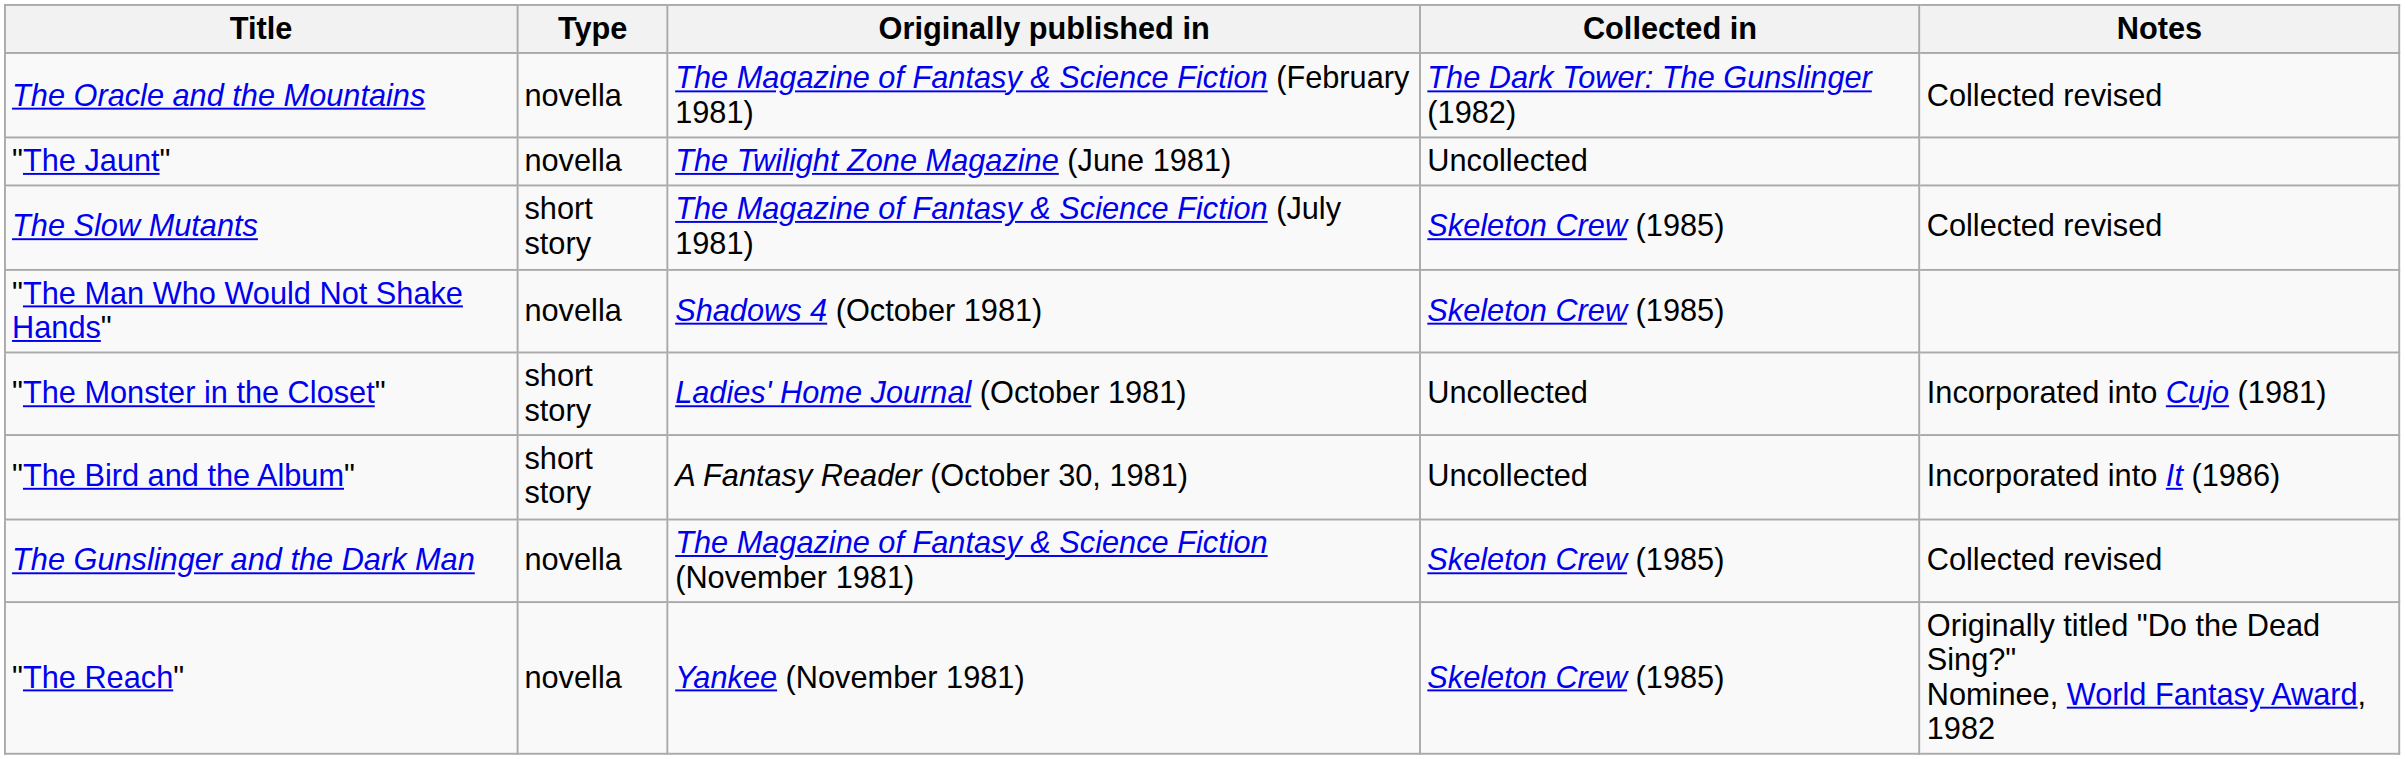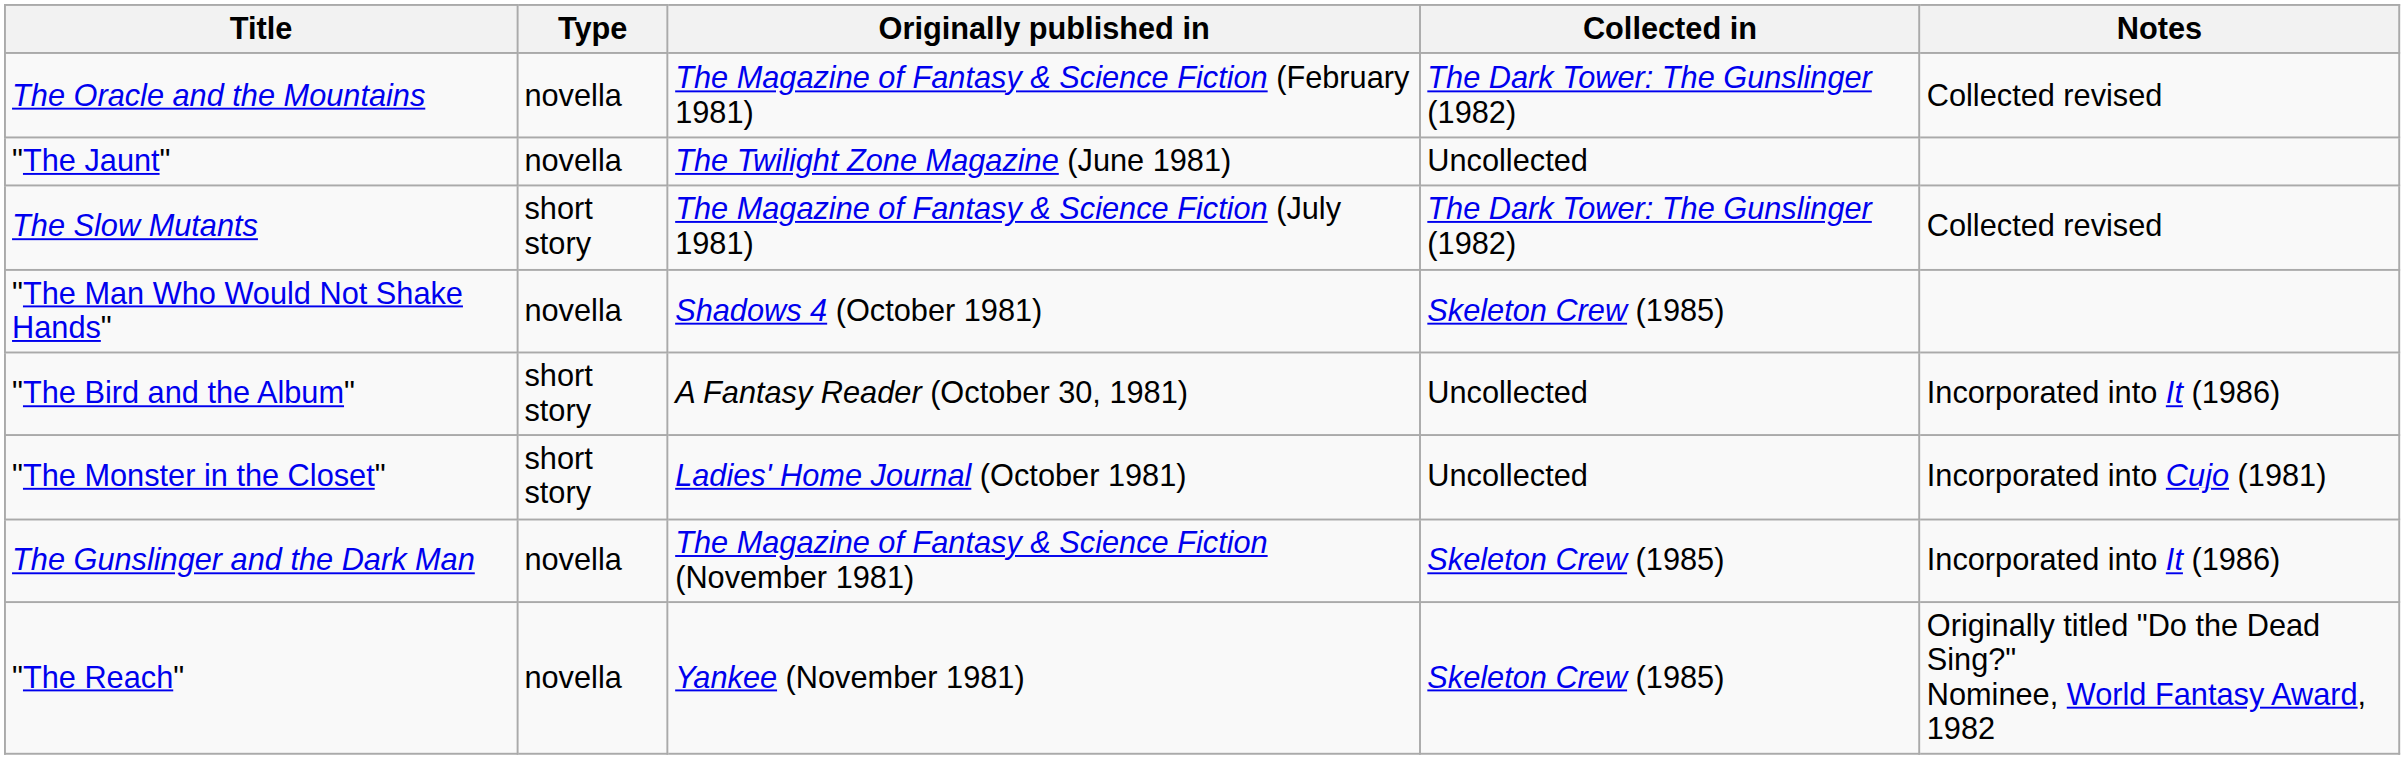(1576, 226) Skeleton Crew (1985) -> (1650, 226) The Dark Tower: The Gunslinger (1982)
rows swapped: (199, 393) <-> (183, 476)
(2045, 559) Collected revised -> (2104, 559) Incorporated into It (1986)
